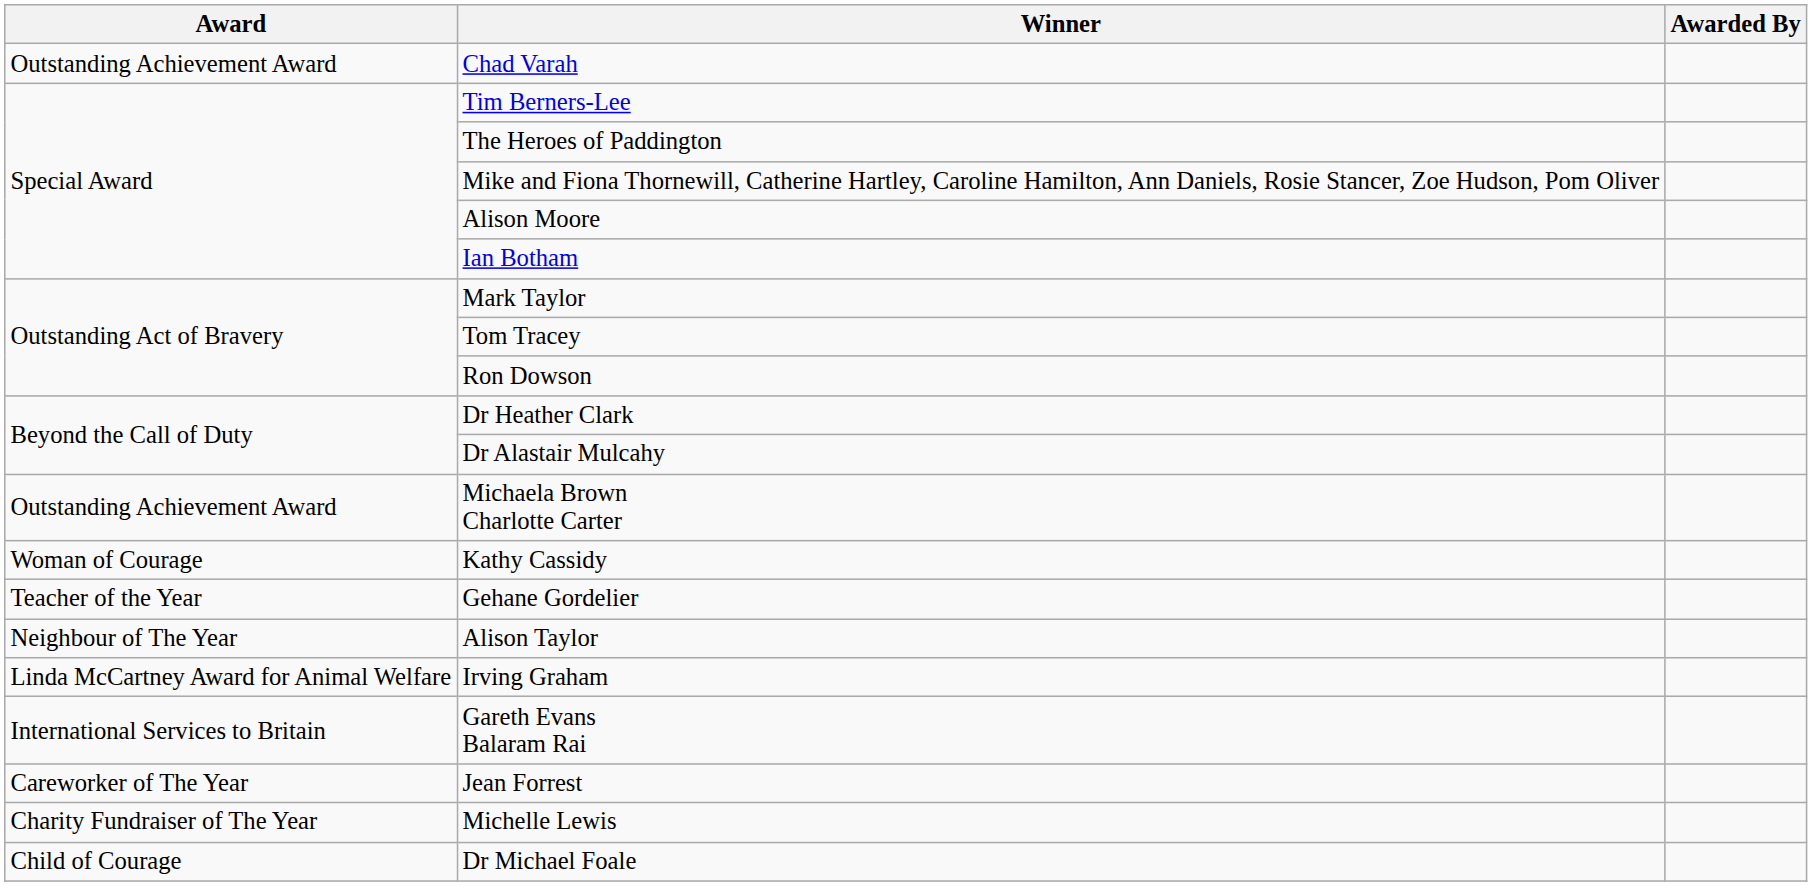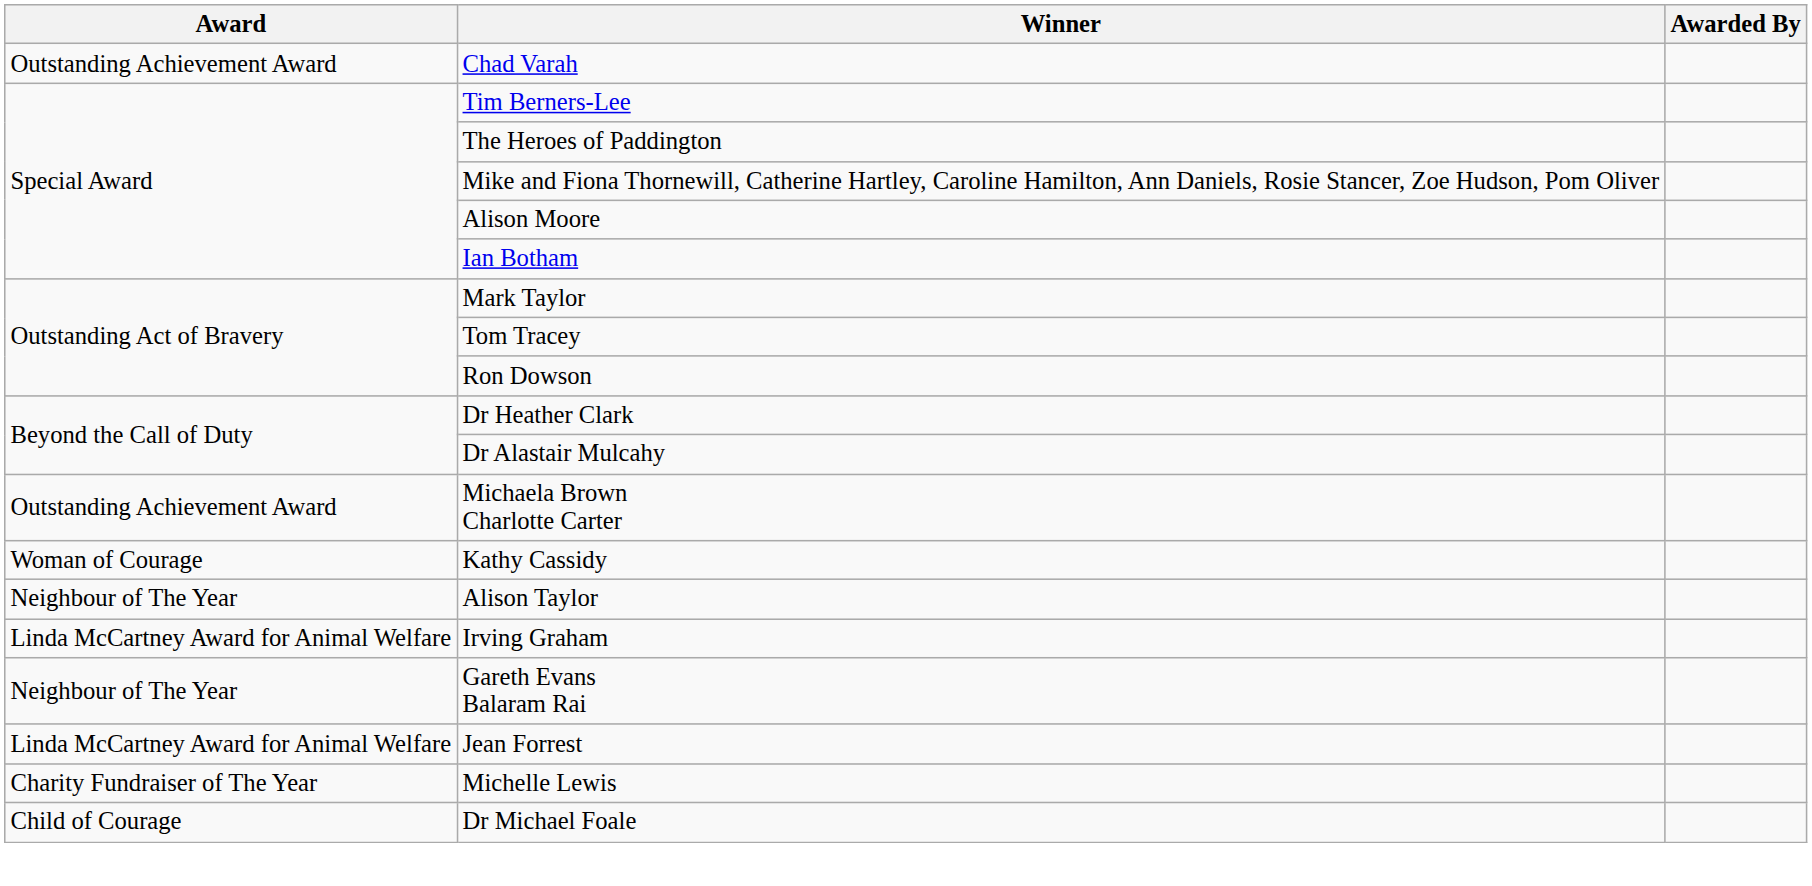- row: (550, 598)
(168, 729) International Services to Britain -> (124, 690) Neighbour of The Year
(129, 782) Careworker of The Year -> (231, 743) Linda McCartney Award for Animal Welfare
